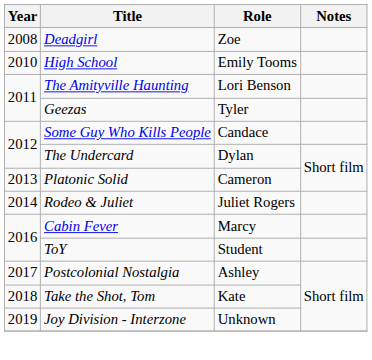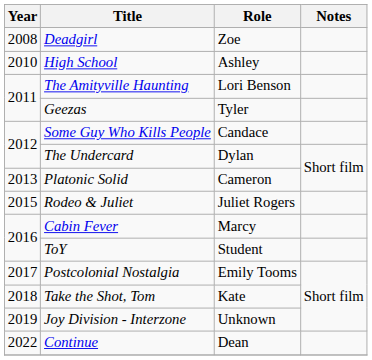(257, 62) Emily Tooms -> (239, 62) Ashley
(23, 202) 2014 -> (23, 202) 2015
(239, 272) Ashley -> (257, 272) Emily Tooms
+ row: (71, 343)
